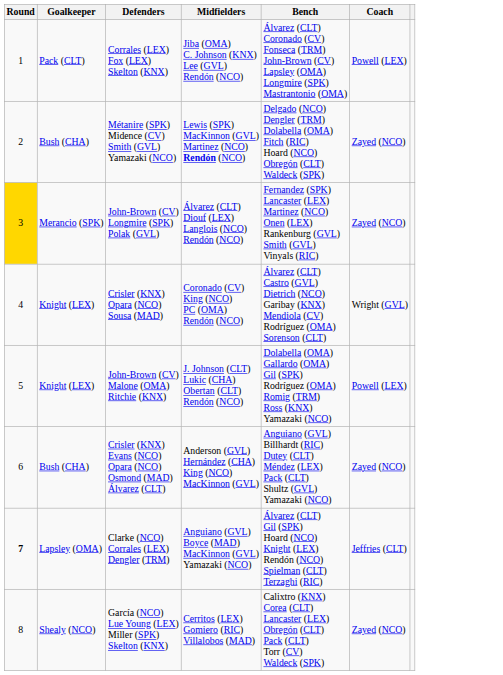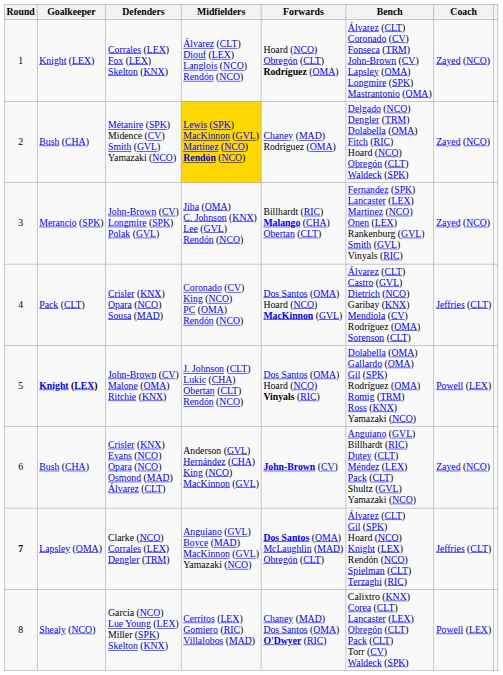+ column: (303, 12)
(62, 60) Pack (CLT) -> (67, 60) Knight (LEX)
(220, 60) Jiba (OMA) C. Johnson (KNX) Lee (GVL) Rendón (NCO) -> (215, 60) Álvarez (CLT) Diouf (LEX) Langlois (NCO) Rendón (NCO)
(379, 60) Powell (LEX) -> (463, 60) Zayed (NCO)
(221, 142) no background -> (221, 142) gold background
(21, 223) gold background -> (21, 223) no background
(215, 223) Álvarez (CLT) Diouf (LEX) Langlois (NCO) Rendón (NCO) -> (220, 223) Jiba (OMA) C. Johnson (KNX) Lee (GVL) Rendón (NCO)
(67, 304) Knight (LEX) -> (62, 304) Pack (CLT)
(380, 304) Wright (GVL) -> (464, 304) Jeffries (CLT)
(67, 386) normal -> (68, 386) bold
(379, 630) Zayed (NCO) -> (464, 630) Powell (LEX)
